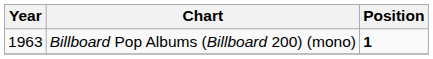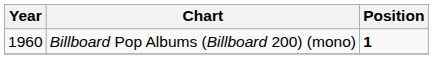(25, 41) 1963 -> (25, 41) 1960
